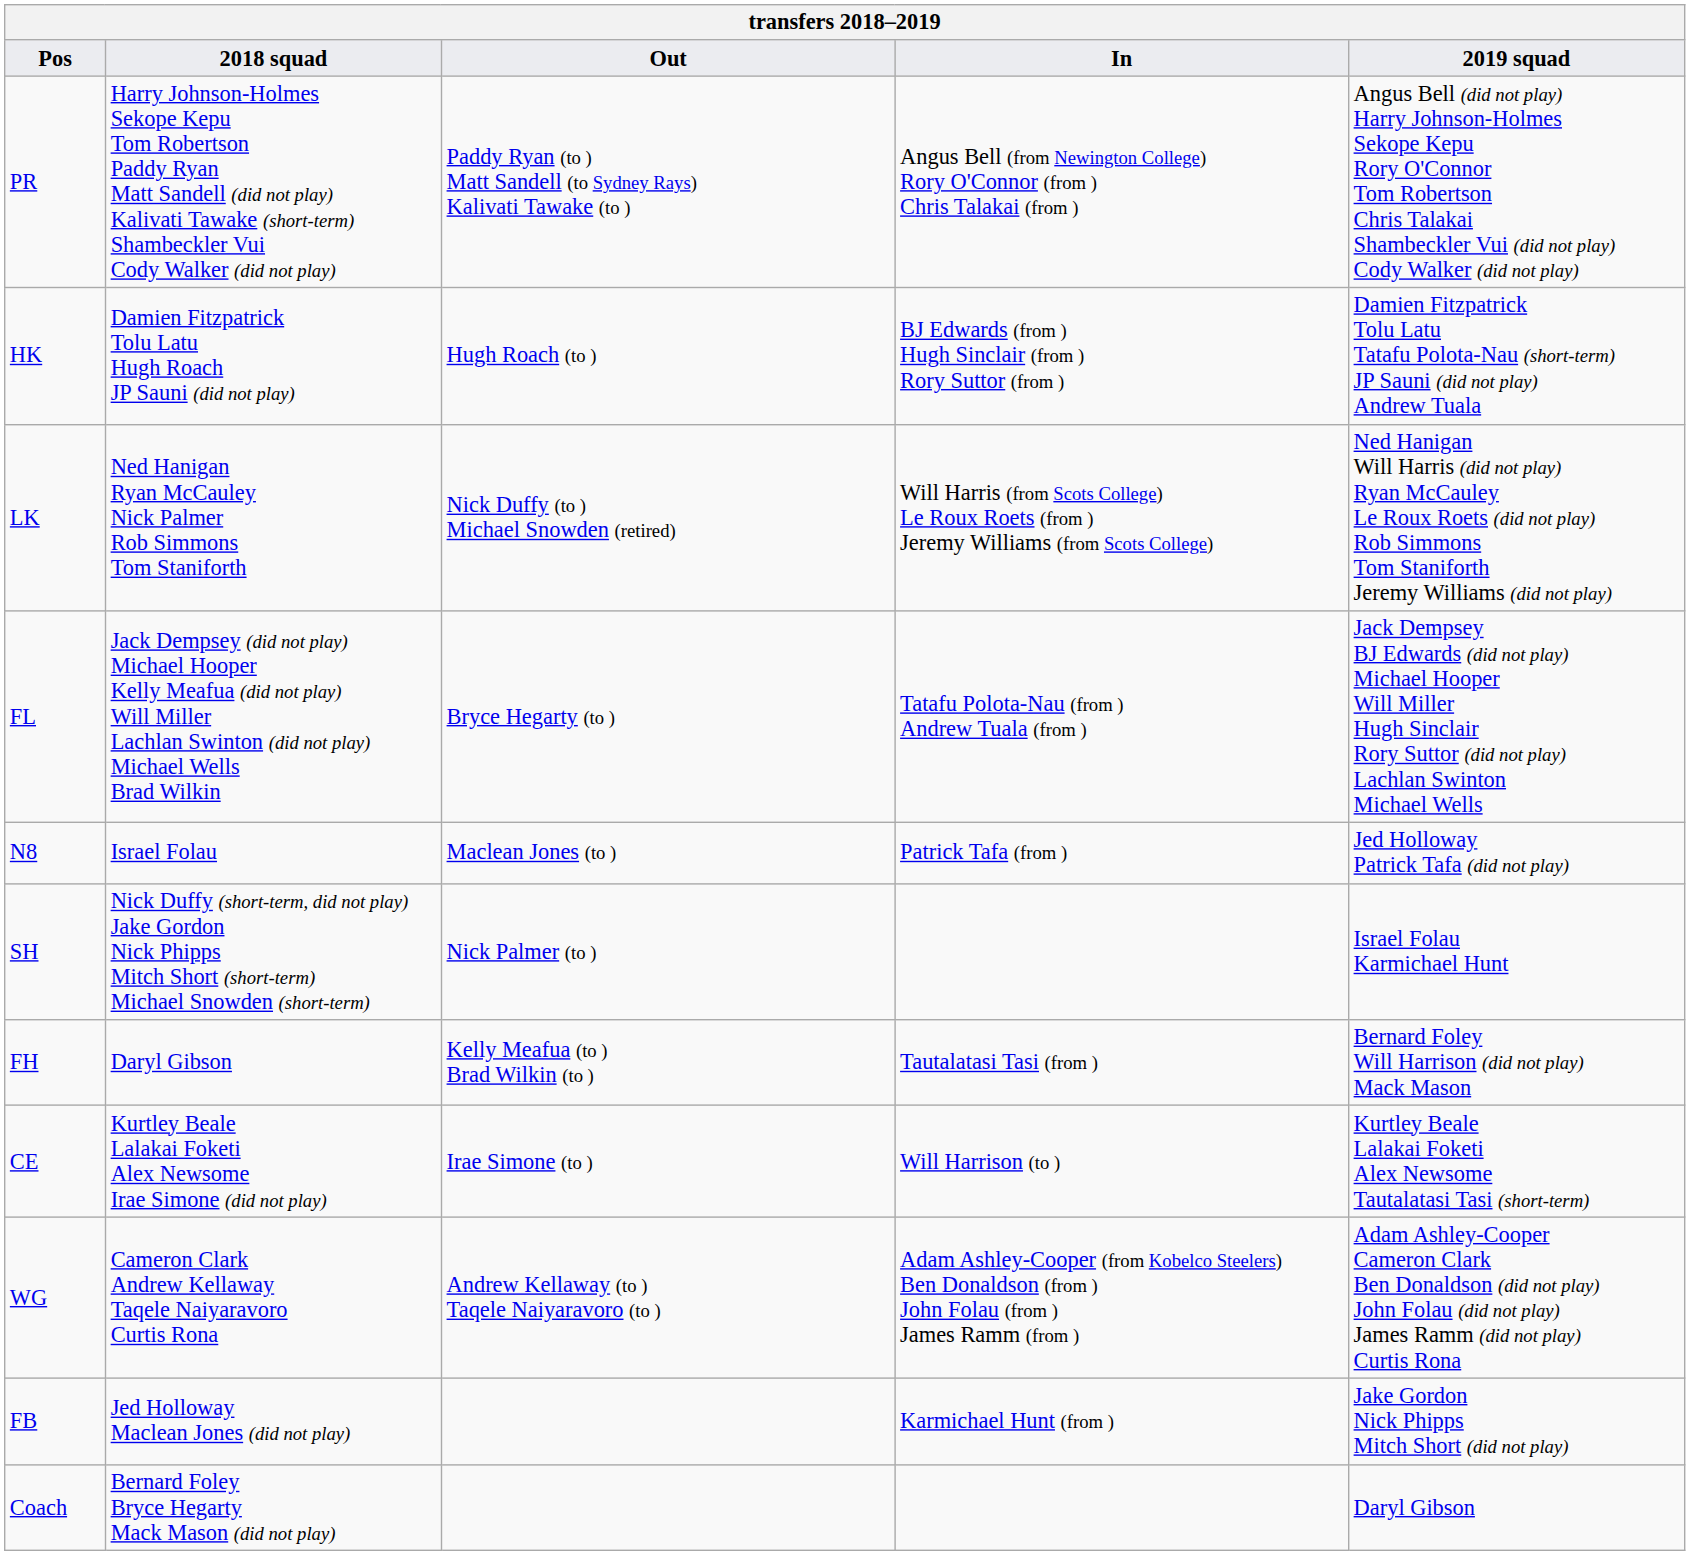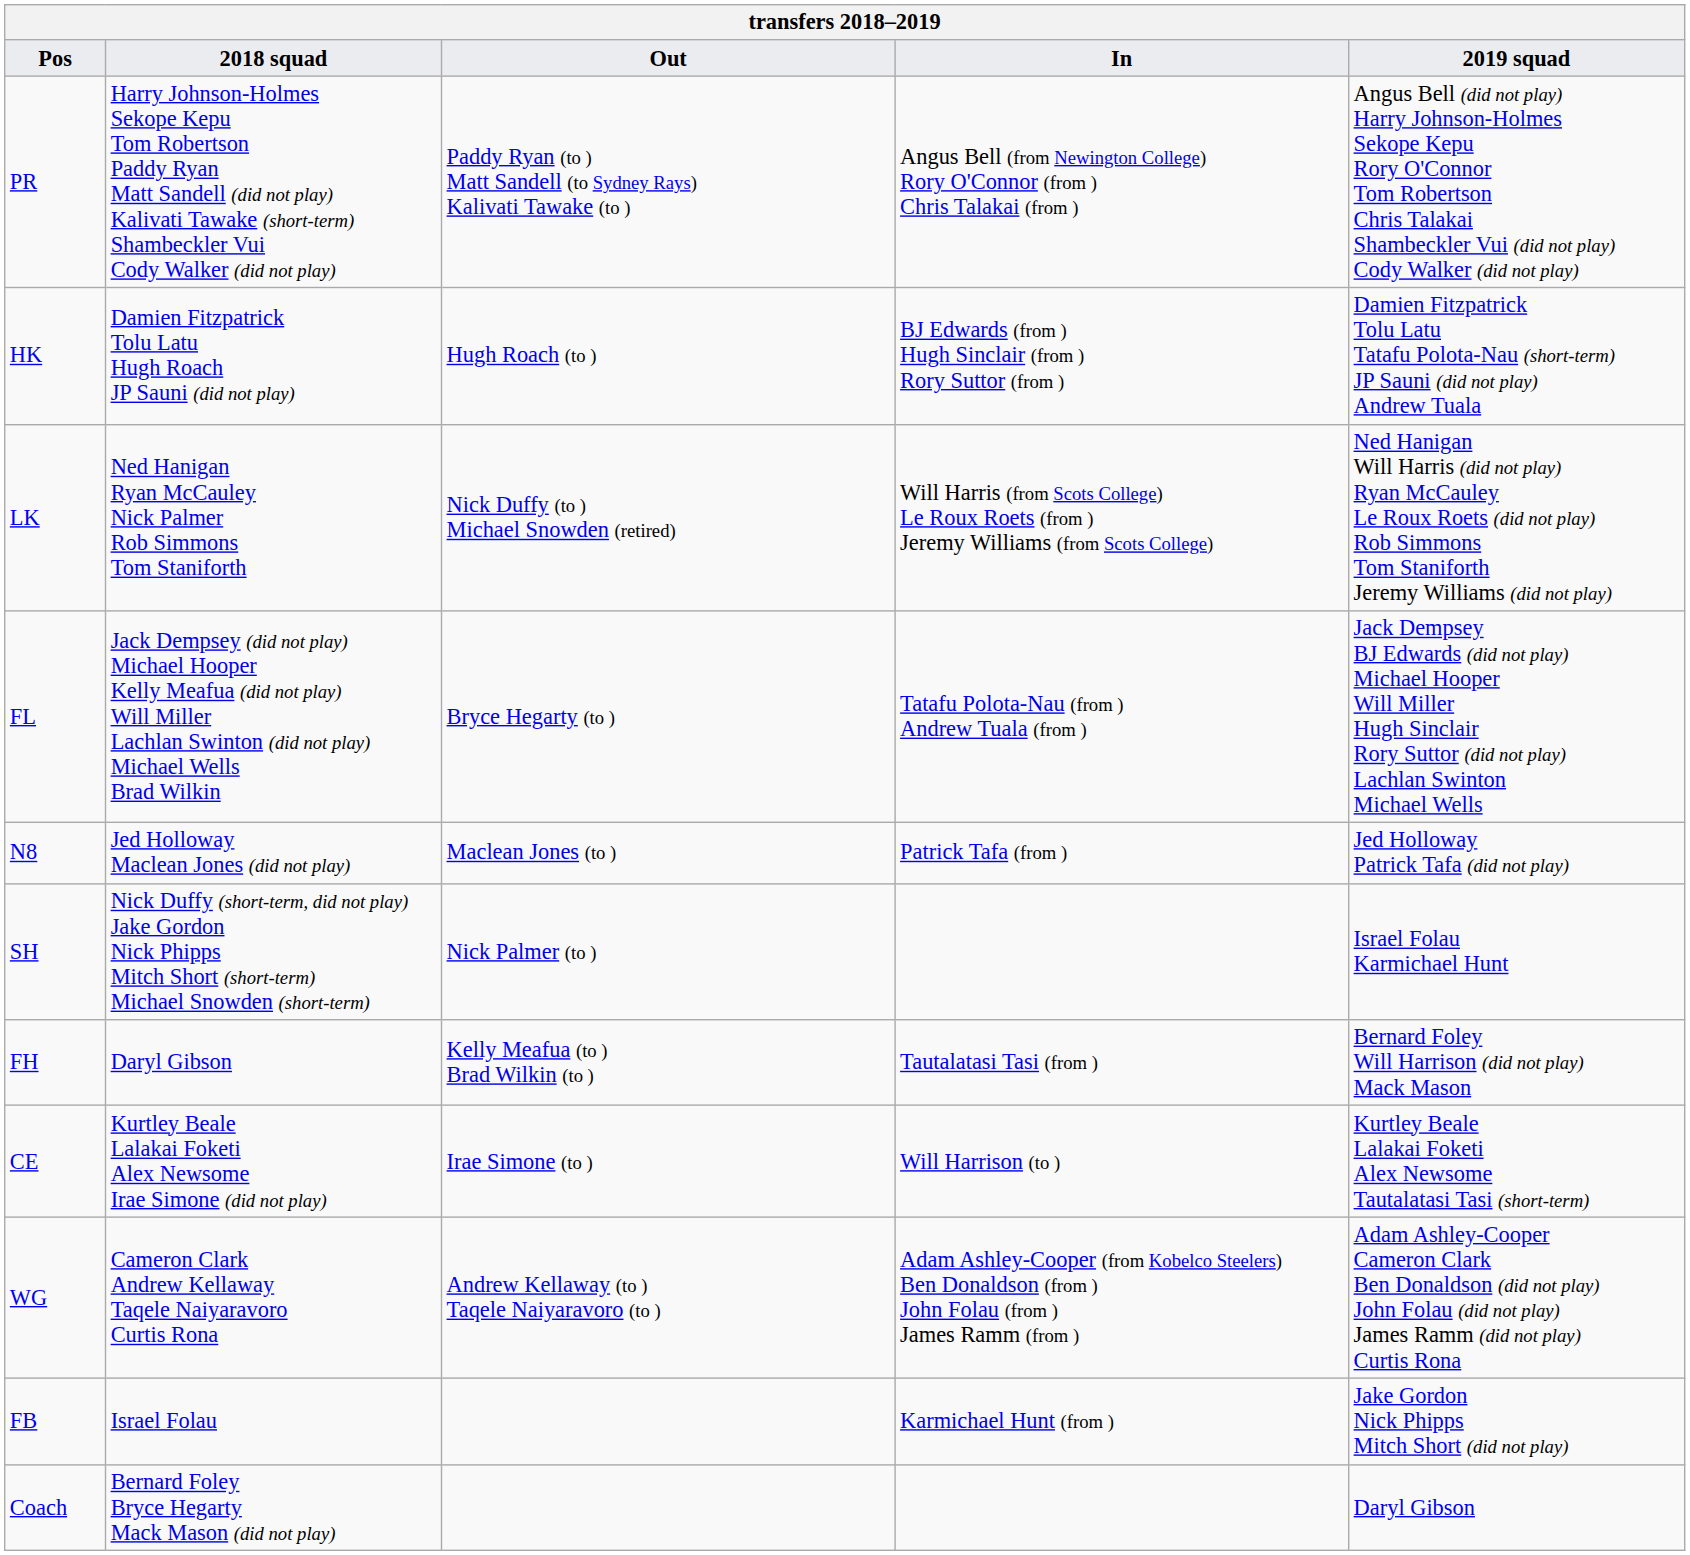(164, 852) Israel Folau -> (230, 852) Jed Holloway Maclean Jones (did not play)
(230, 1421) Jed Holloway Maclean Jones (did not play) -> (164, 1421) Israel Folau
